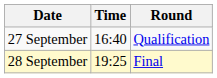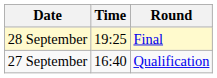rows swapped: (48, 38) <-> (48, 61)
